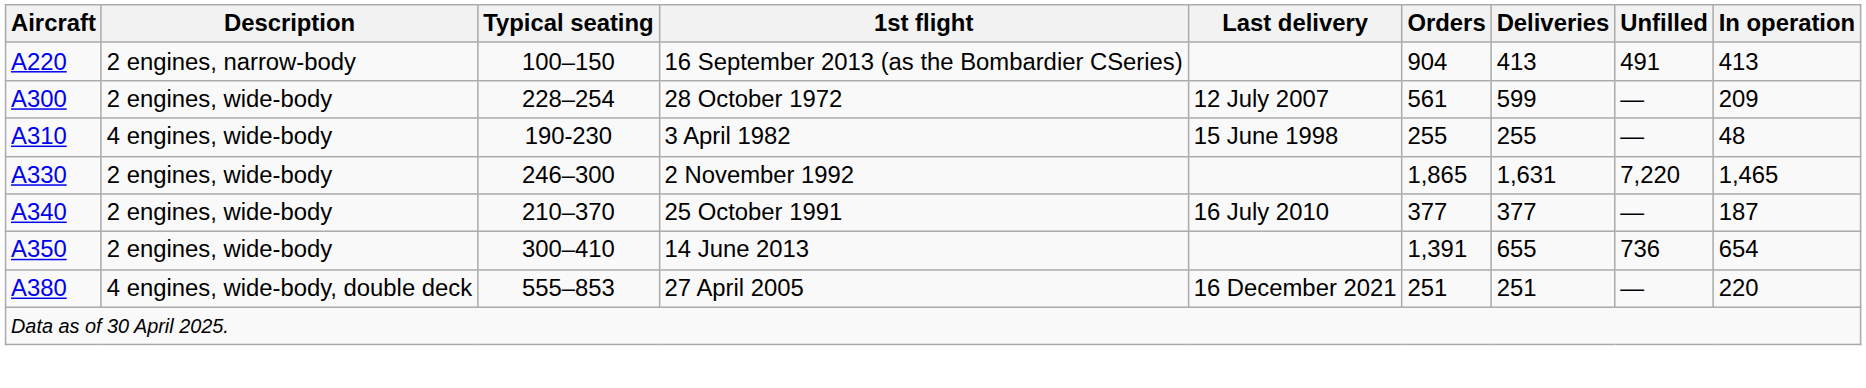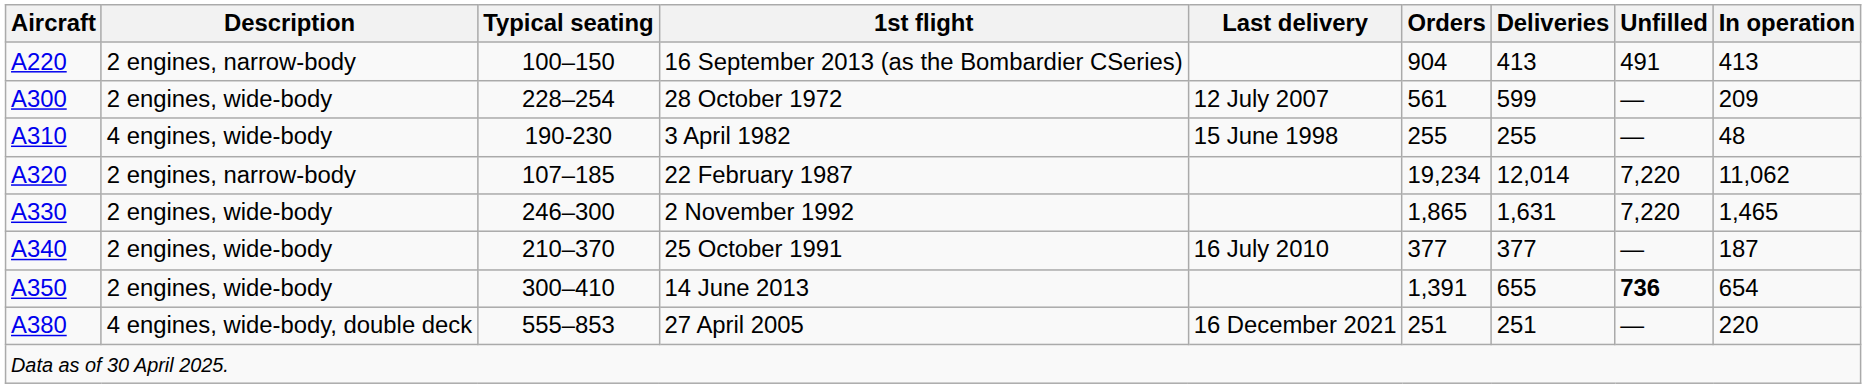+ row: (759, 174)
(1640, 250) normal -> (1640, 288) bold
